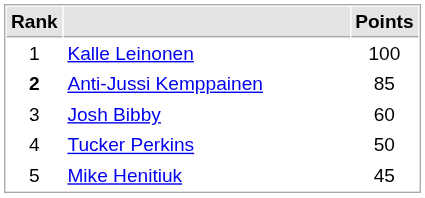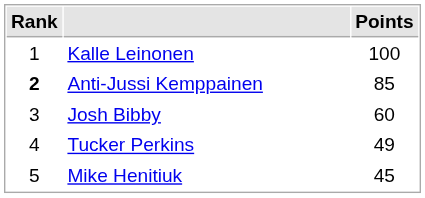(384, 145) 50 -> (384, 145) 49
